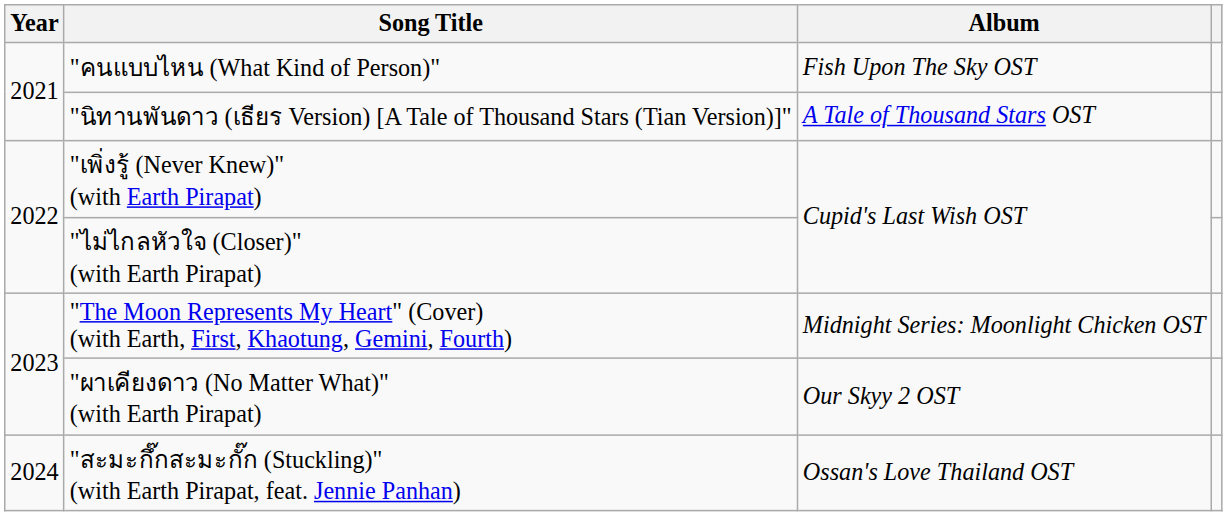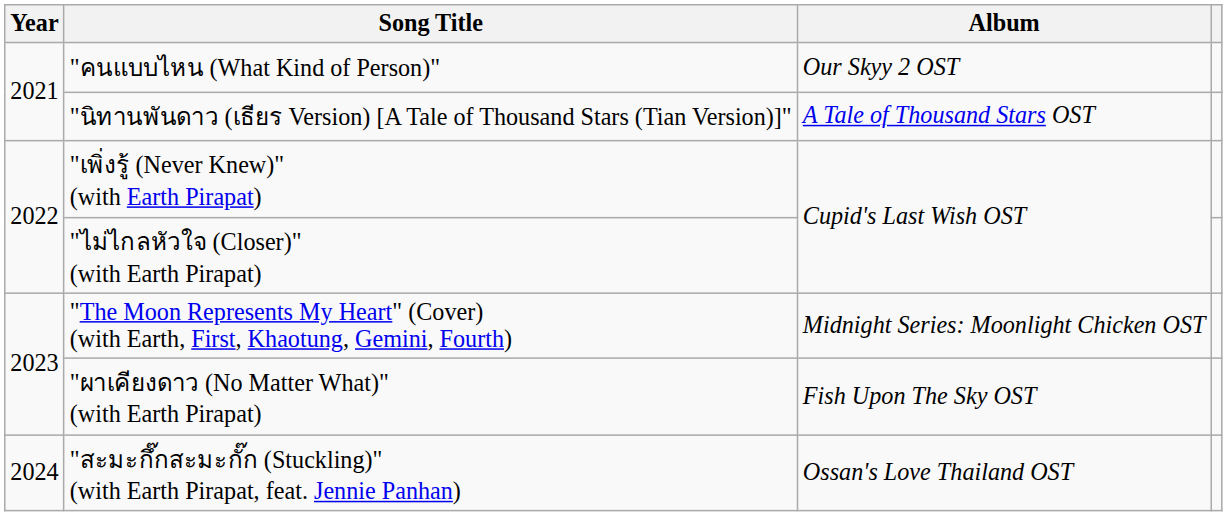(920, 67) Fish Upon The Sky OST -> (881, 67) Our Skyy 2 OST
(881, 396) Our Skyy 2 OST -> (920, 396) Fish Upon The Sky OST
